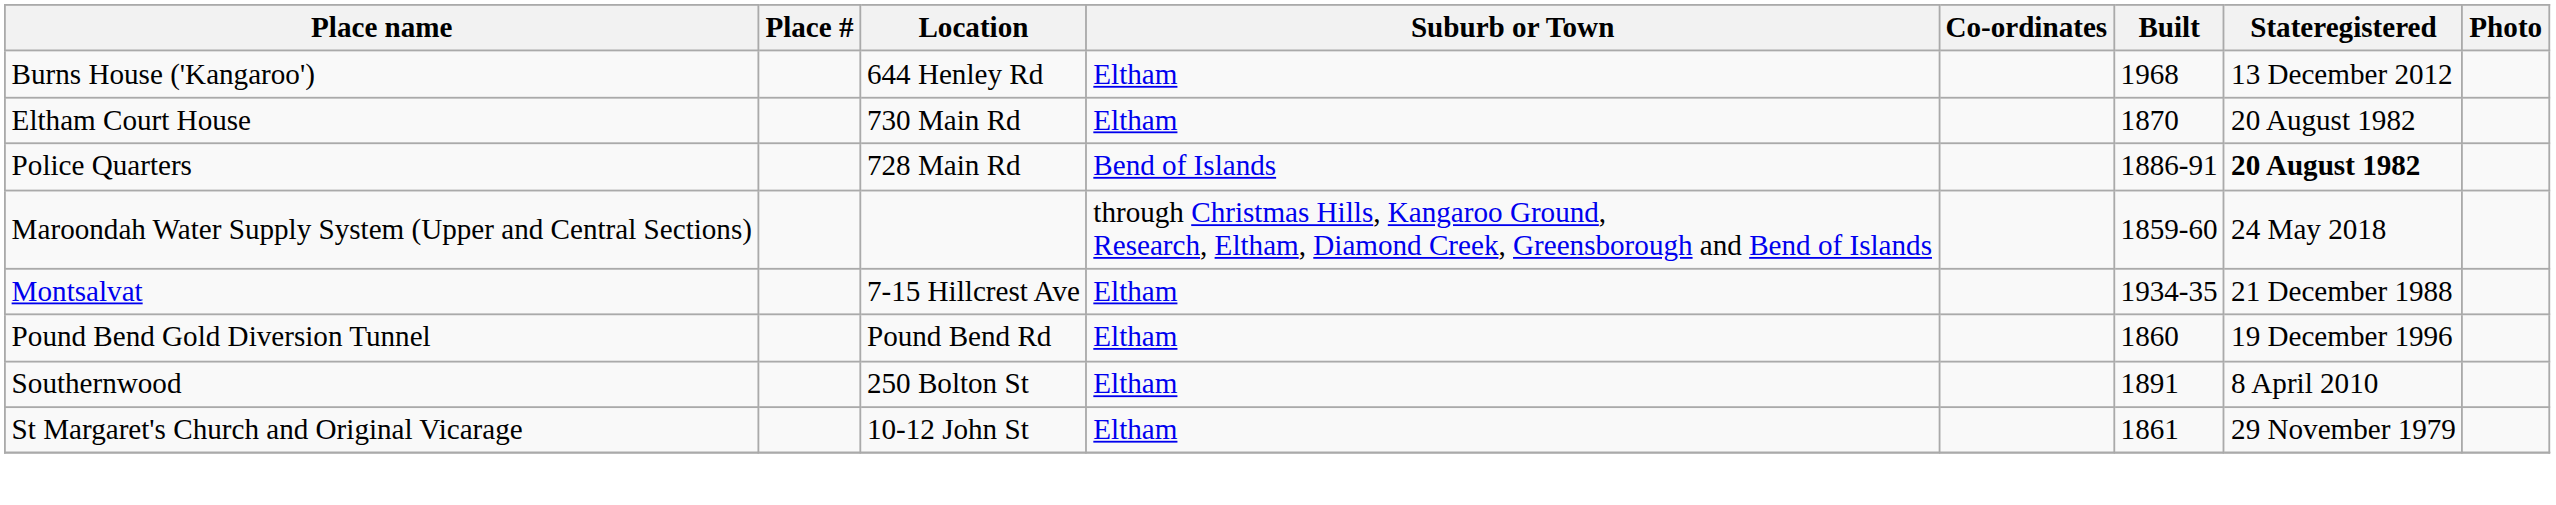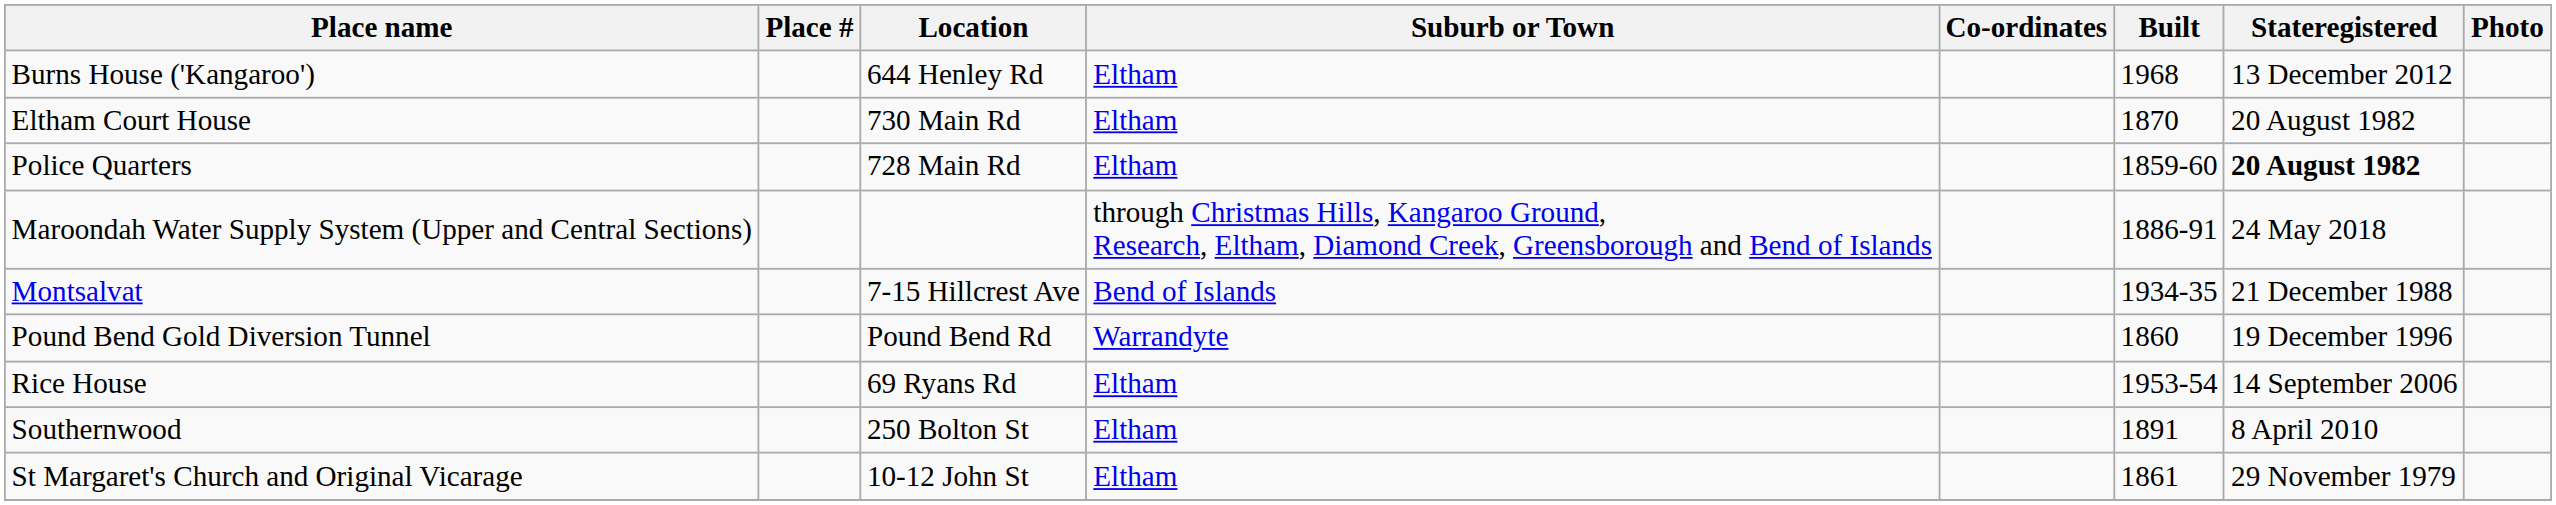(1185, 166) Bend of Islands -> (1135, 166) Eltham
(2169, 166) 1886-91 -> (2169, 166) 1859-60
(2169, 228) 1859-60 -> (2169, 228) 1886-91
(1135, 291) Eltham -> (1185, 291) Bend of Islands
(1135, 337) Eltham -> (1161, 337) Warrandyte
+ row: (79, 383)
